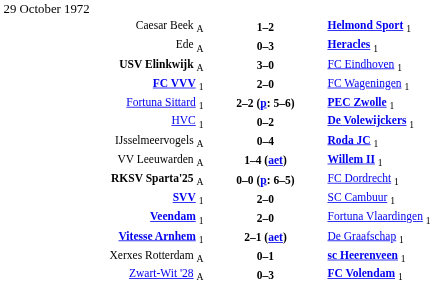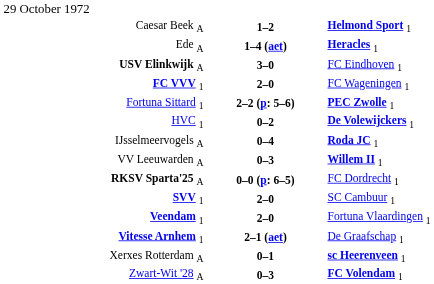(265, 46) 0–3 -> (265, 46) 1–4 (aet)
(265, 160) 1–4 (aet) -> (265, 160) 0–3
